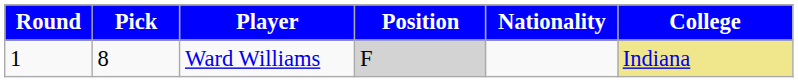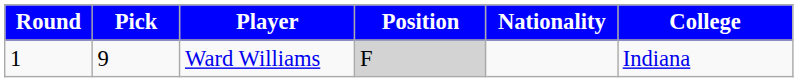(103, 58) 8 -> (103, 58) 9
(657, 58) khaki background -> (657, 58) no background
